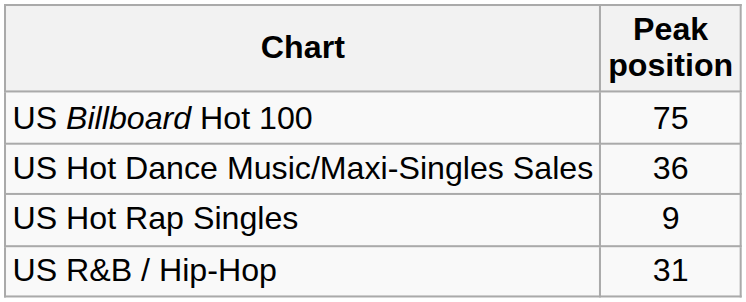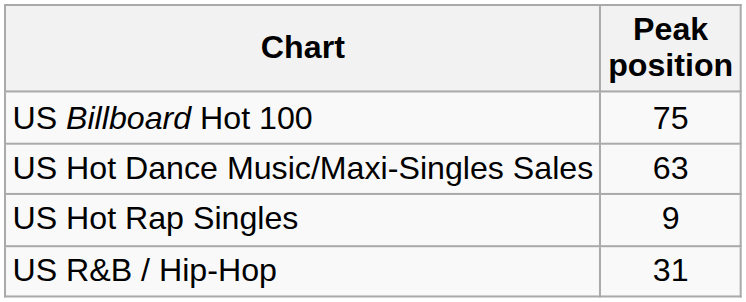(671, 168) 36 -> (671, 168) 63
